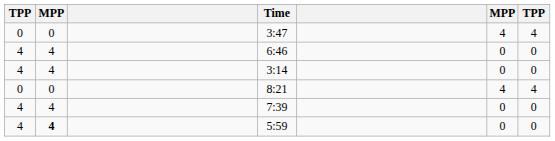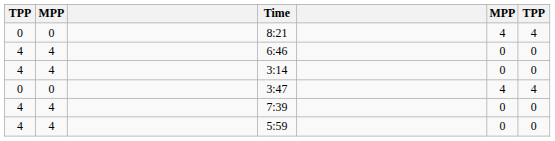rows swapped: (277, 32) <-> (277, 88)
(51, 126) bold -> (51, 126) normal
